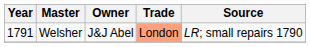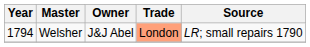(20, 32) 1791 -> (20, 32) 1794
